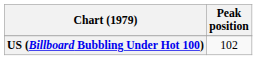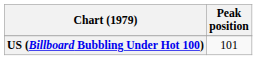(229, 45) 102 -> (229, 45) 101
